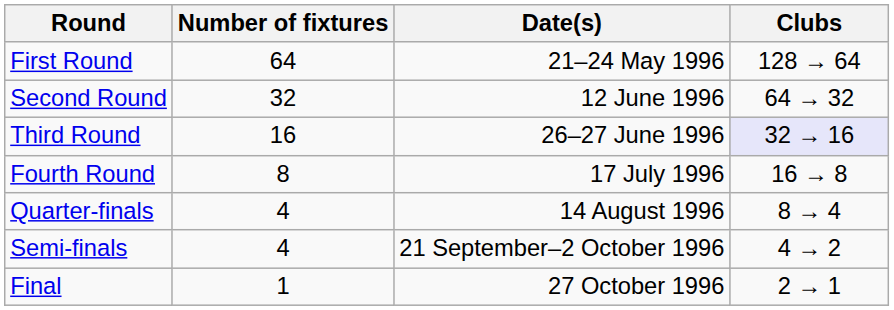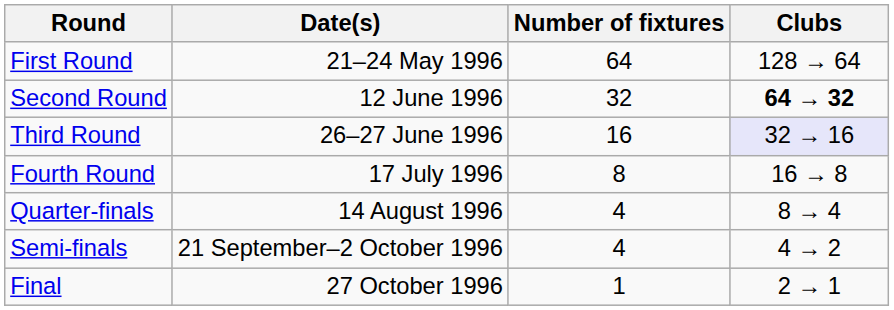columns swapped: (562, 23) <-> (283, 23)
(809, 98) normal -> (809, 98) bold
